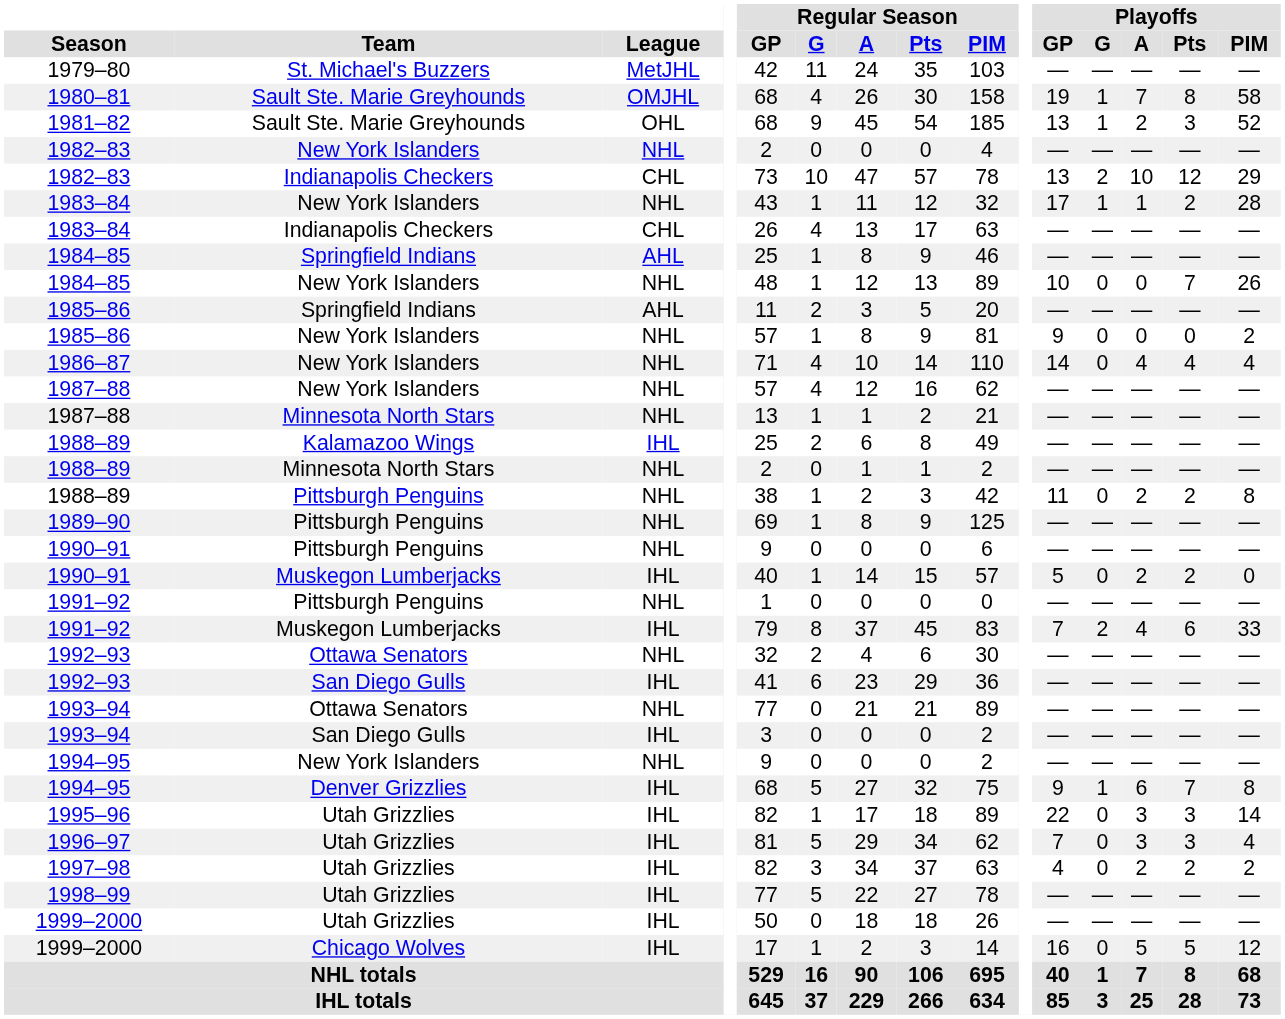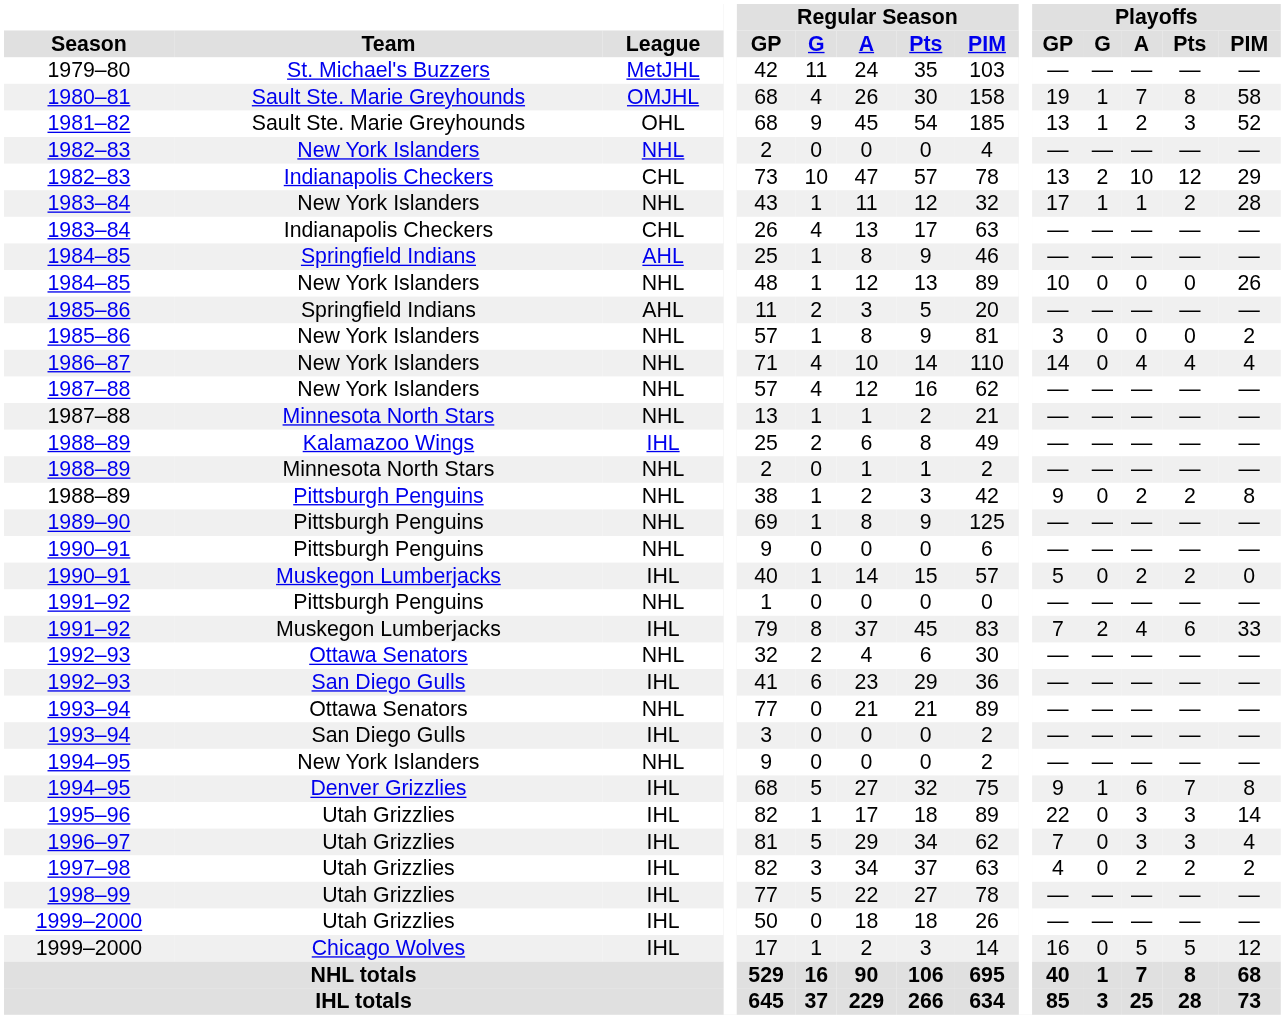(1190, 283) 7 -> (1190, 283) 0
(1058, 336) 9 -> (1058, 336) 3
(1058, 495) 11 -> (1058, 495) 9
